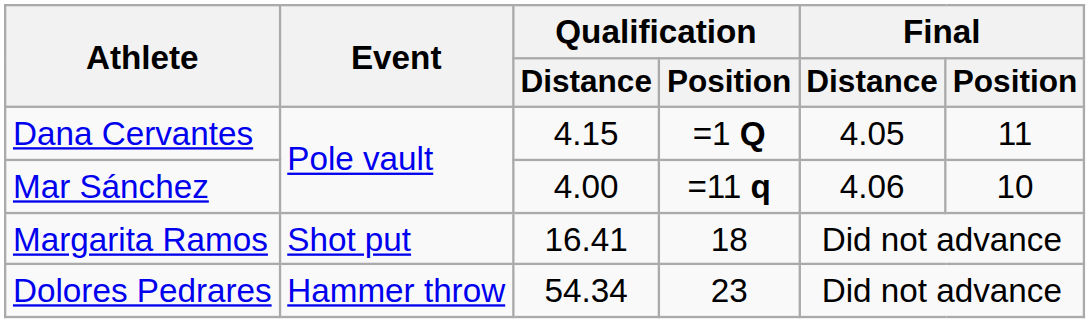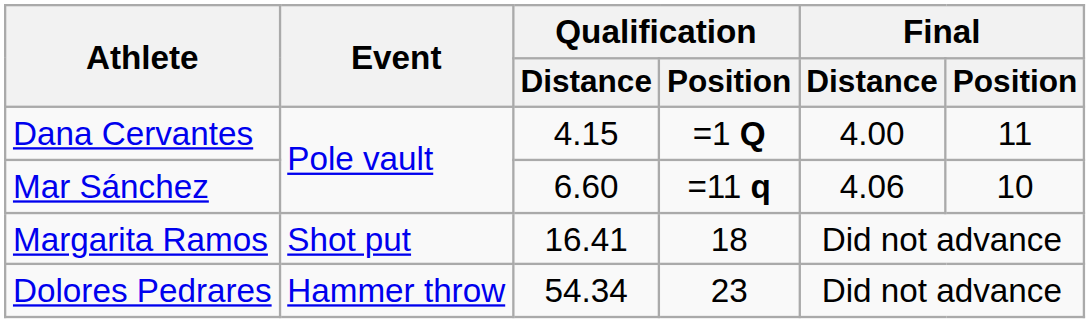(872, 134) 4.05 -> (872, 134) 4.00
(586, 187) 4.00 -> (586, 187) 6.60
